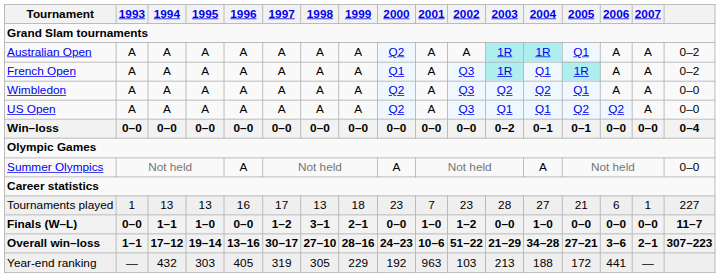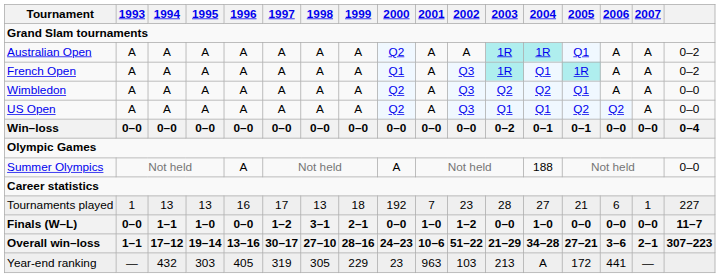(543, 166) A -> (543, 166) 188
(396, 205) 23 -> (396, 205) 192
(396, 262) 192 -> (396, 262) 23
(543, 262) 188 -> (543, 262) A
